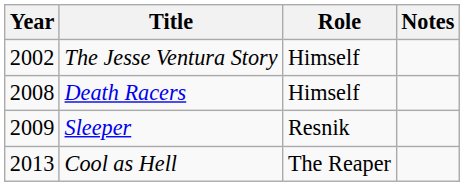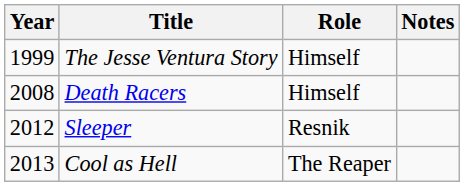(32, 57) 2002 -> (32, 57) 1999
(32, 127) 2009 -> (32, 127) 2012
